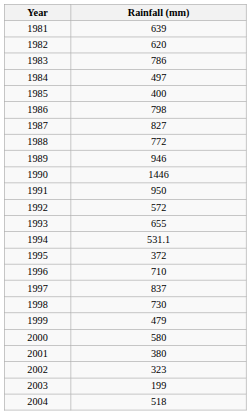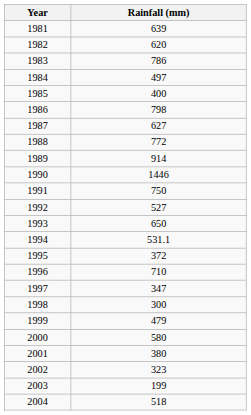(159, 126) 827 -> (159, 126) 627
(159, 158) 946 -> (159, 158) 914
(159, 191) 950 -> (159, 191) 750
(159, 207) 572 -> (159, 207) 527
(159, 223) 655 -> (159, 223) 650
(159, 288) 837 -> (159, 288) 347
(159, 304) 730 -> (159, 304) 300
